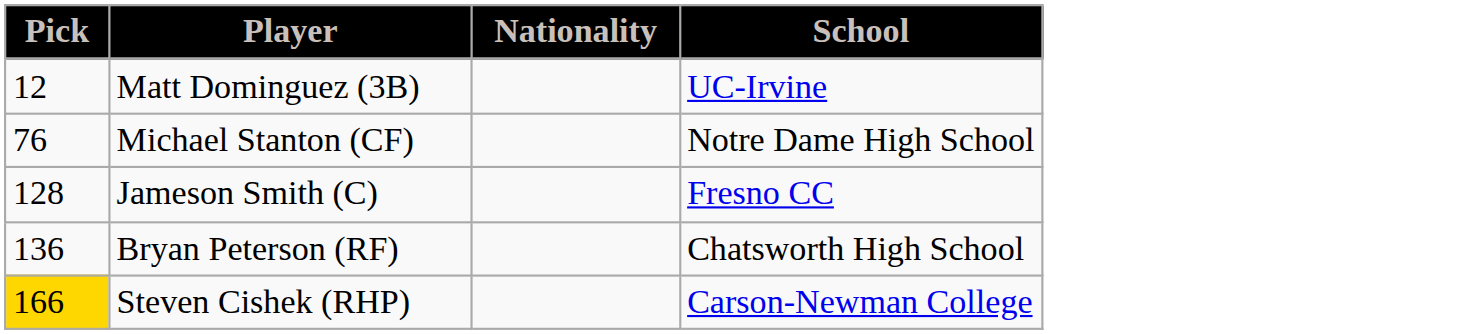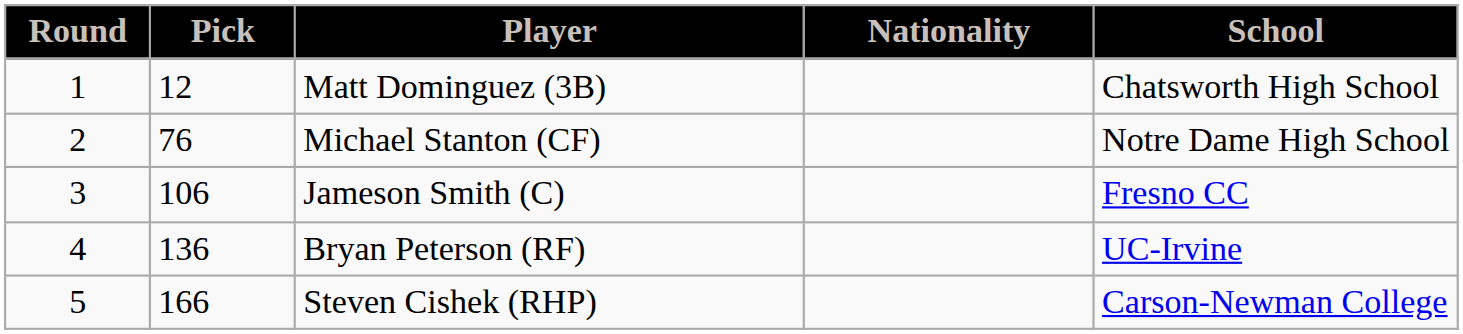+ column: (78, 31)
(757, 85) UC-Irvine -> (1271, 85) Chatsworth High School
(38, 193) 128 -> (184, 193) 106
(856, 247) Chatsworth High School -> (1172, 247) UC-Irvine
(38, 301) gold background -> (184, 301) no background
